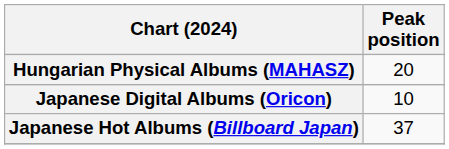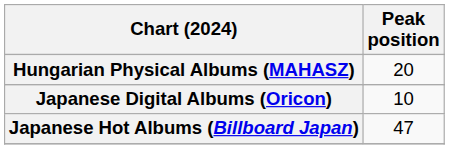(403, 128) 37 -> (403, 128) 47
